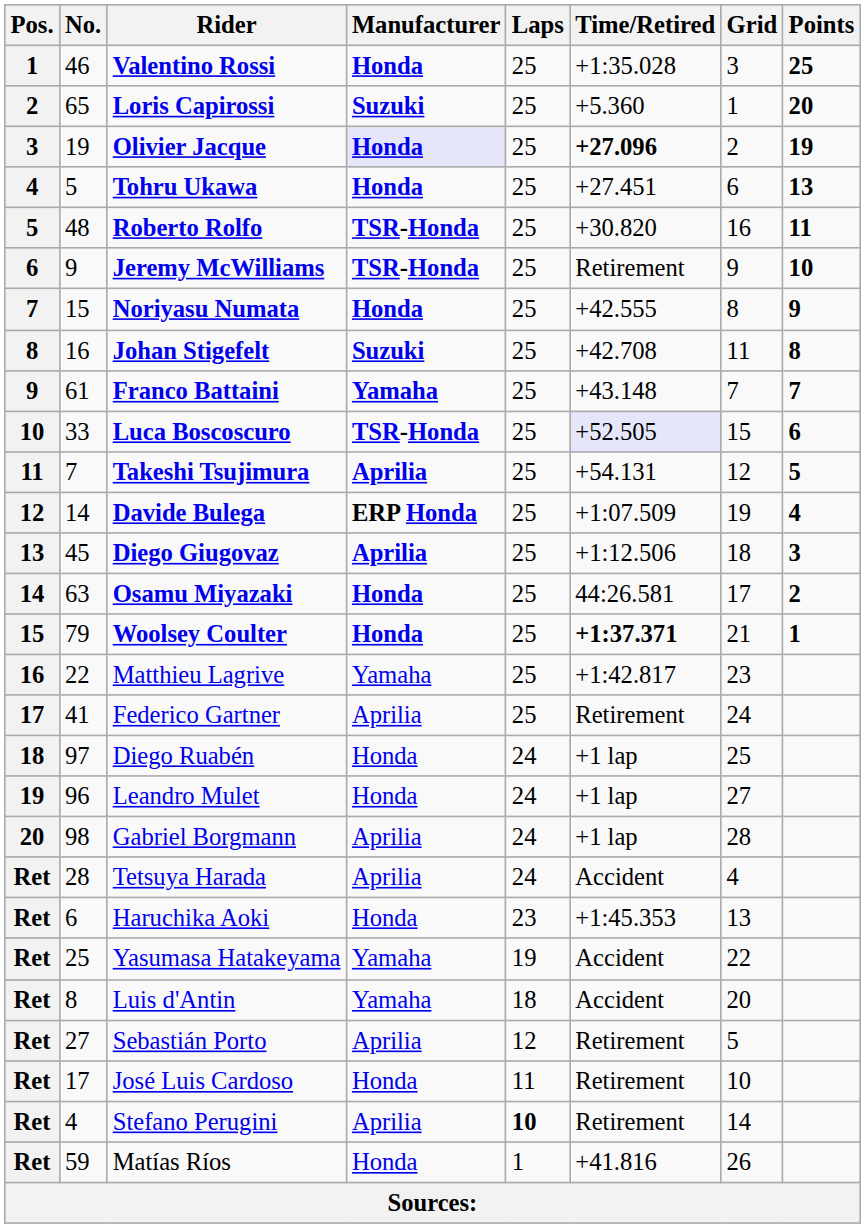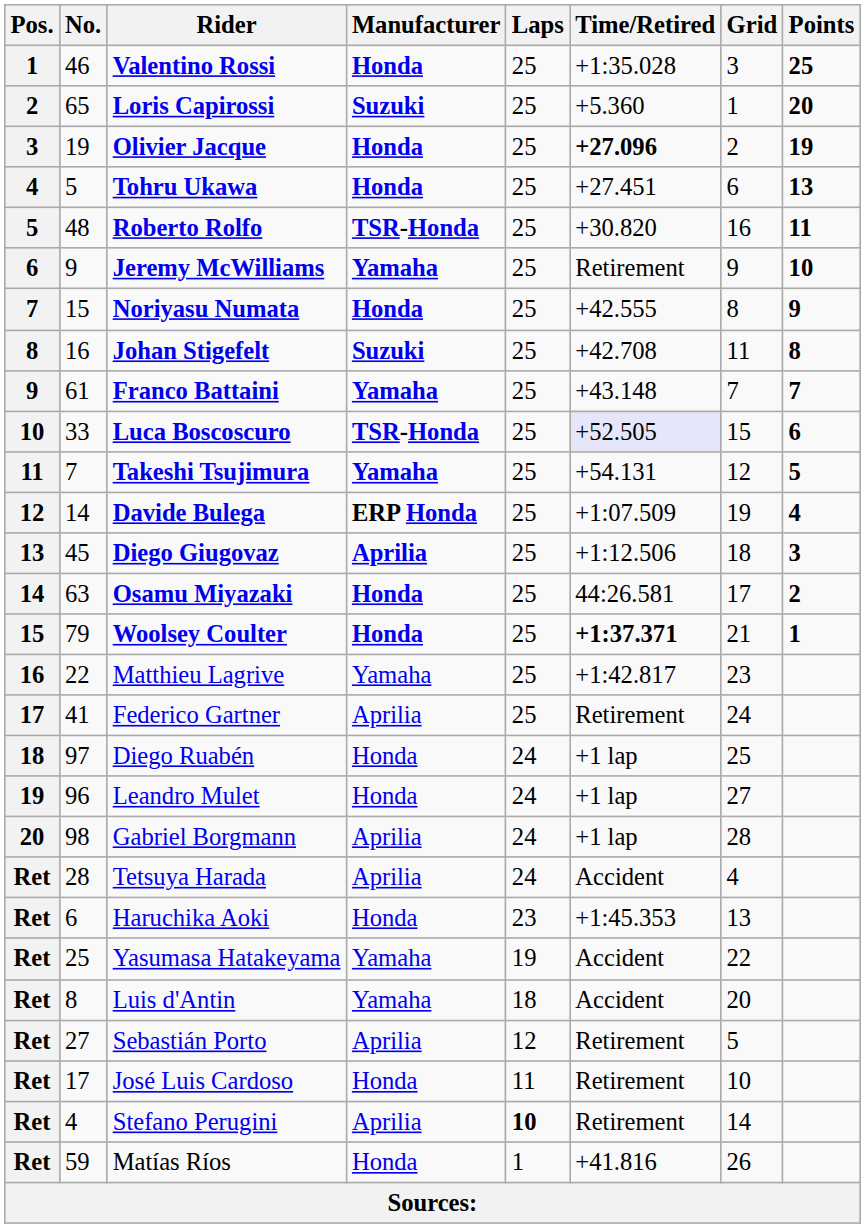(387, 146) lavender background -> (387, 146) no background
(415, 268) TSR-Honda -> (395, 268) Yamaha
(389, 471) Aprilia -> (395, 471) Yamaha
